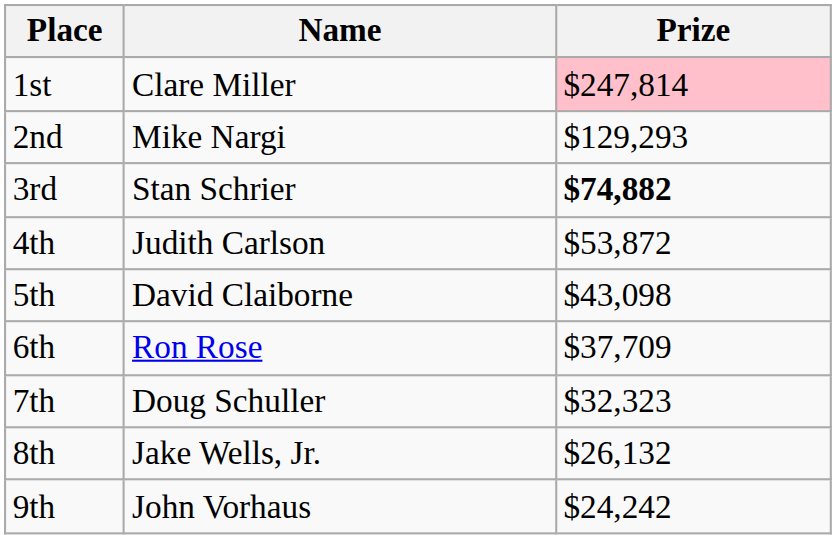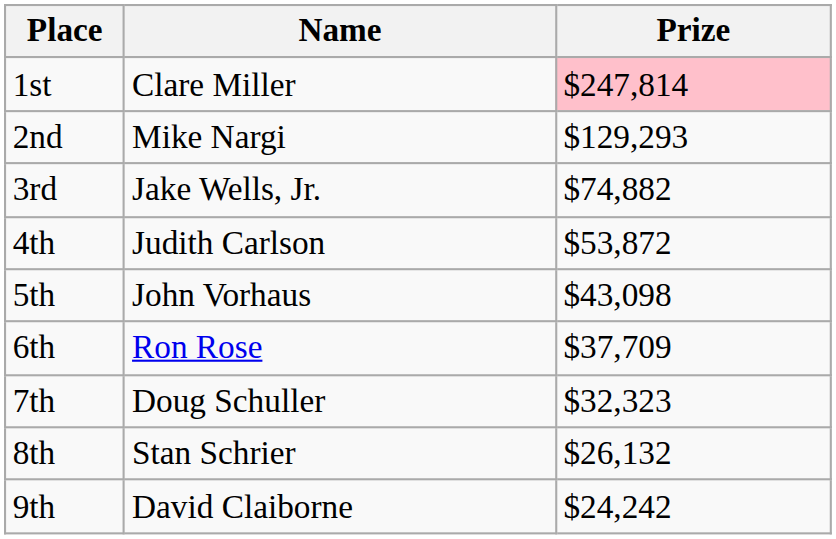(214, 189) Stan Schrier -> (227, 189) Jake Wells, Jr.
(617, 189) bold -> (617, 189) normal
(243, 294) David Claiborne -> (222, 294) John Vorhaus
(227, 453) Jake Wells, Jr. -> (214, 453) Stan Schrier
(222, 505) John Vorhaus -> (243, 505) David Claiborne
